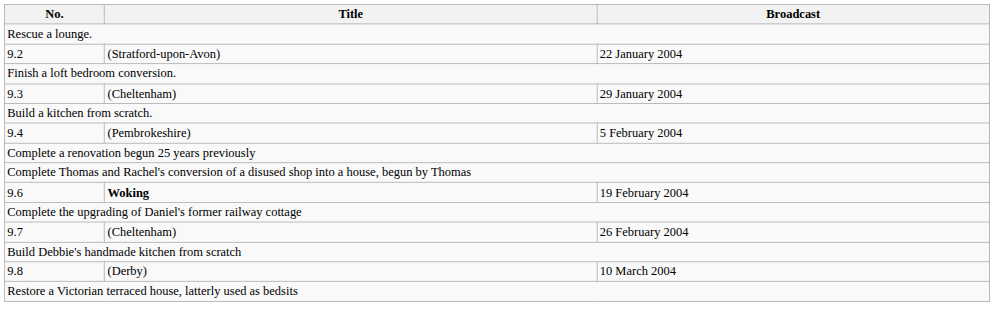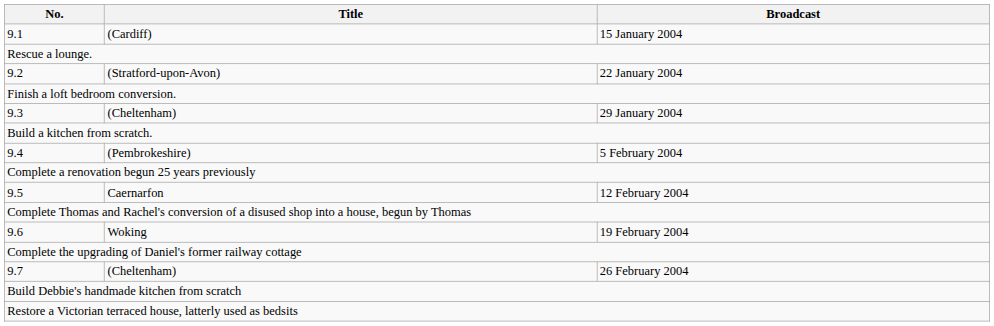+ row: (15, 34)
+ row: (15, 192)
(128, 192) bold -> (127, 232) normal
- row: (15, 271)
